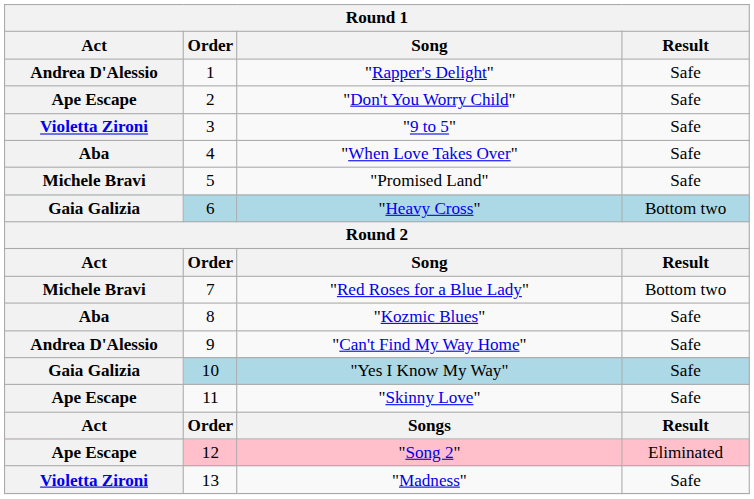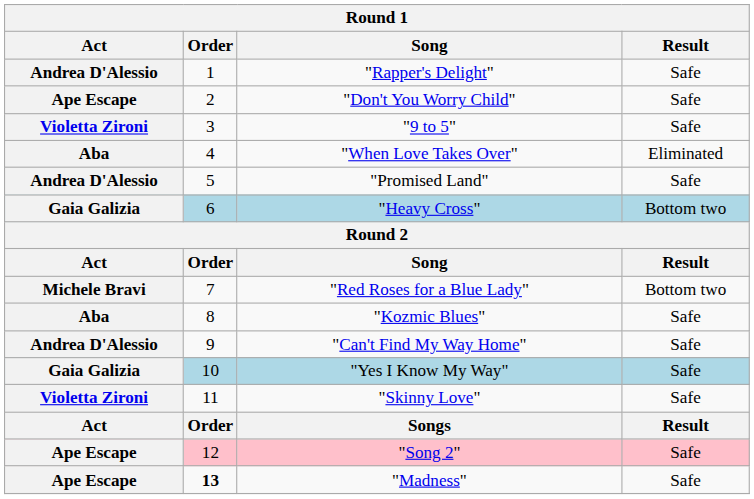(686, 153) Safe -> (686, 153) Eliminated
(94, 180) Michele Bravi -> (94, 180) Andrea D'Alessio
(94, 398) Ape Escape -> (94, 398) Violetta Zironi
(686, 452) Eliminated -> (686, 452) Safe
(94, 479) Violetta Zironi -> (94, 479) Ape Escape
(210, 479) normal -> (210, 479) bold
